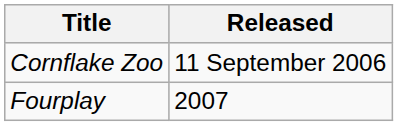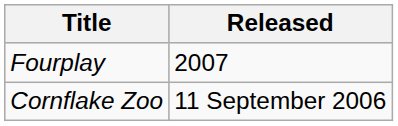rows swapped: (87, 62) <-> (58, 100)
